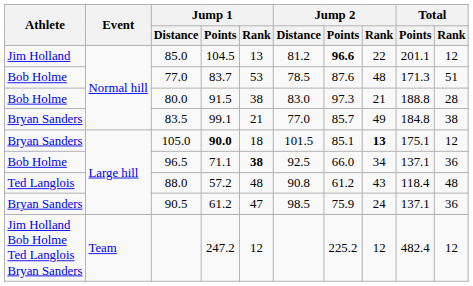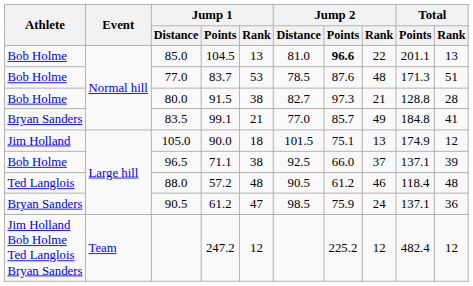(39, 56) Jim Holland -> (37, 56) Bob Holme
(299, 56) 81.2 -> (299, 56) 81.0
(451, 56) 12 -> (451, 56) 13
(299, 98) 83.0 -> (299, 98) 82.7
(415, 98) 188.8 -> (415, 98) 128.8
(451, 120) 38 -> (451, 120) 41
(45, 141) Bryan Sanders -> (39, 141) Jim Holland
(220, 141) bold -> (220, 141) normal
(343, 141) 85.1 -> (343, 141) 75.1
(379, 141) bold -> (379, 141) normal
(415, 141) 175.1 -> (415, 141) 174.9
(256, 162) bold -> (256, 162) normal
(379, 162) 34 -> (379, 162) 37
(451, 162) 36 -> (451, 162) 39
(299, 183) 90.8 -> (299, 183) 90.5
(379, 183) 43 -> (379, 183) 46
